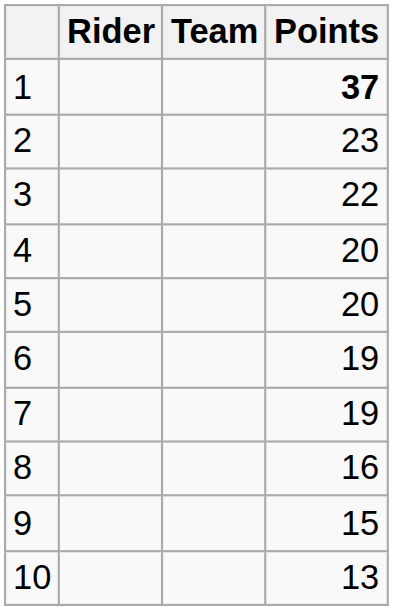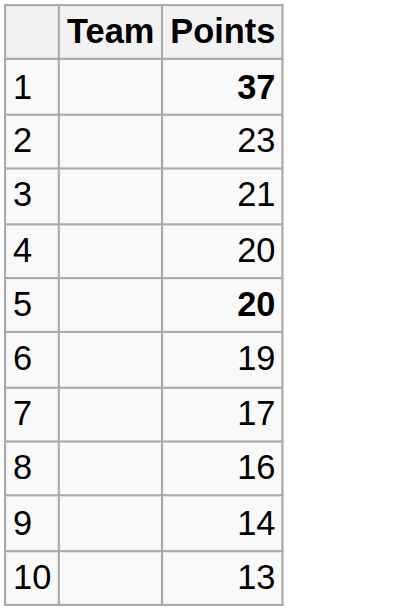- column: (111, 31)
(360, 195) 22 -> (256, 195) 21
(360, 304) normal -> (256, 304) bold
(360, 413) 19 -> (256, 413) 17
(360, 522) 15 -> (256, 522) 14
